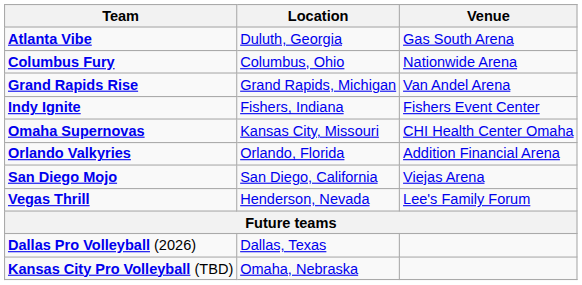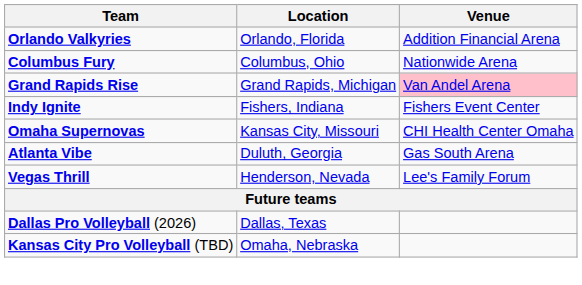rows swapped: (50, 39) <-> (69, 153)
(457, 84) no background -> (457, 84) pink background
- row: (63, 176)
